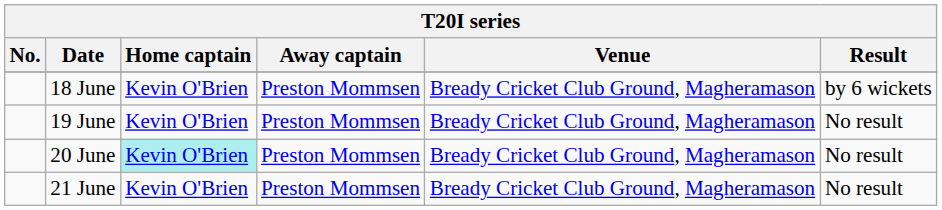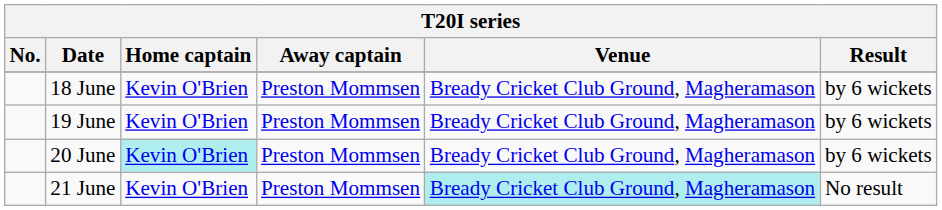(864, 121) No result -> (878, 121) by 6 wickets
(864, 155) No result -> (878, 155) by 6 wickets
(622, 188) no background -> (622, 188) paleturquoise background
